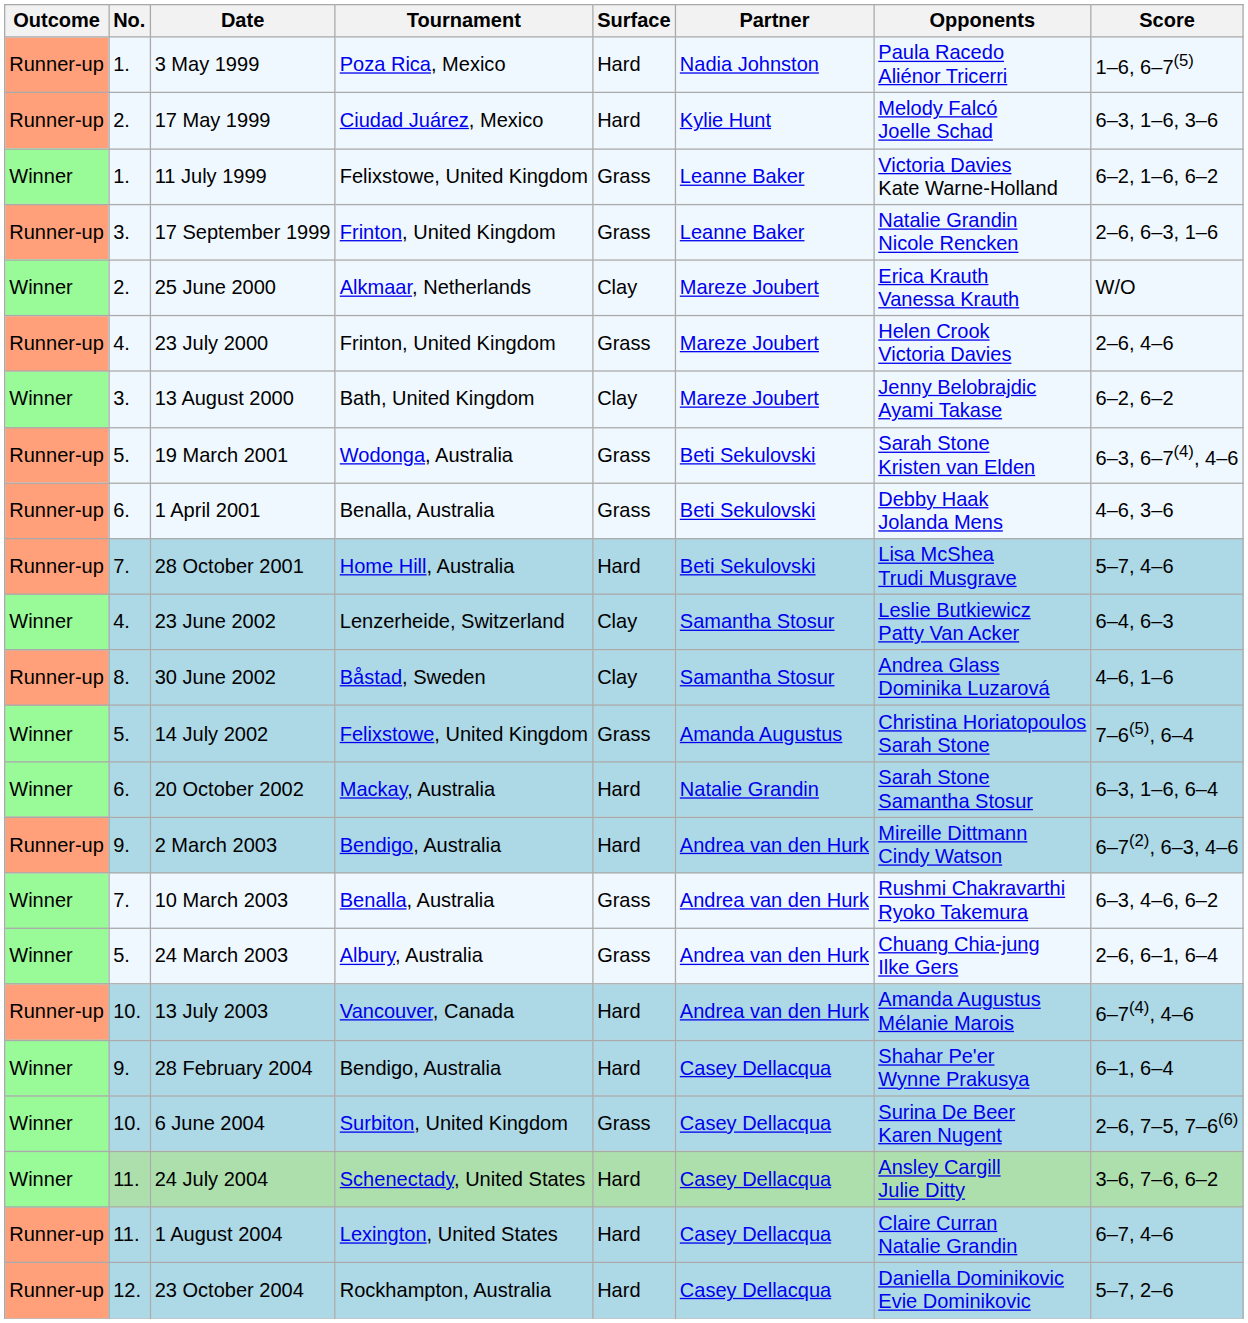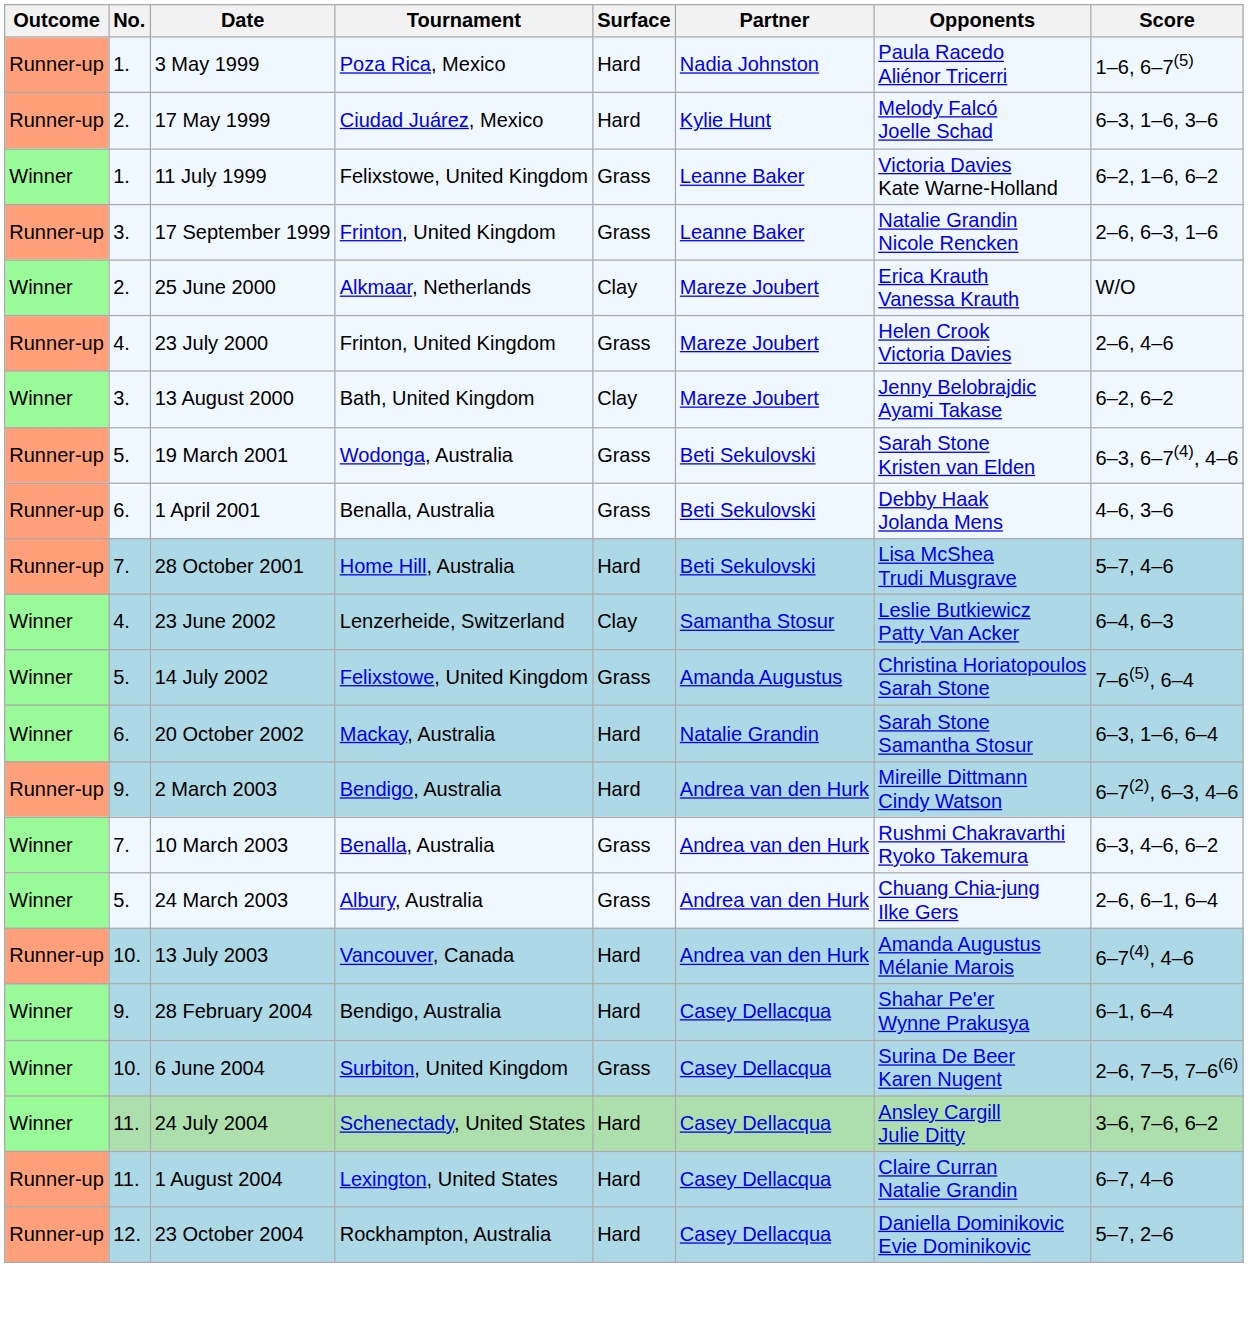- row: (215, 677)
